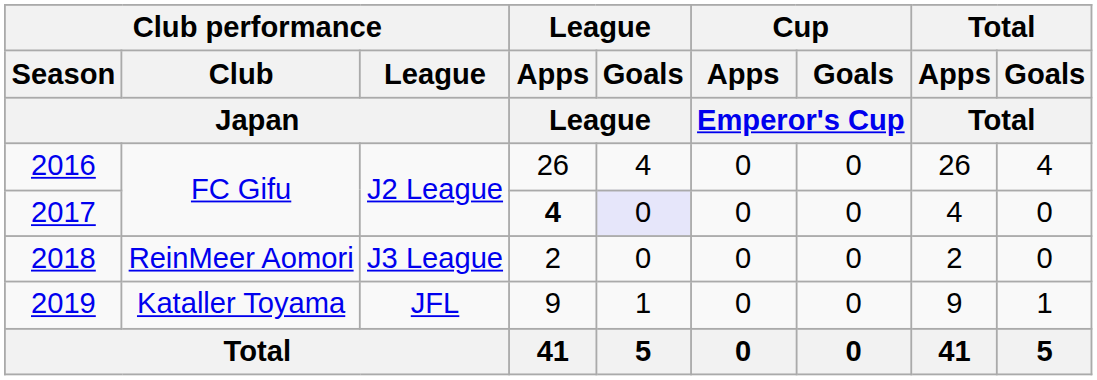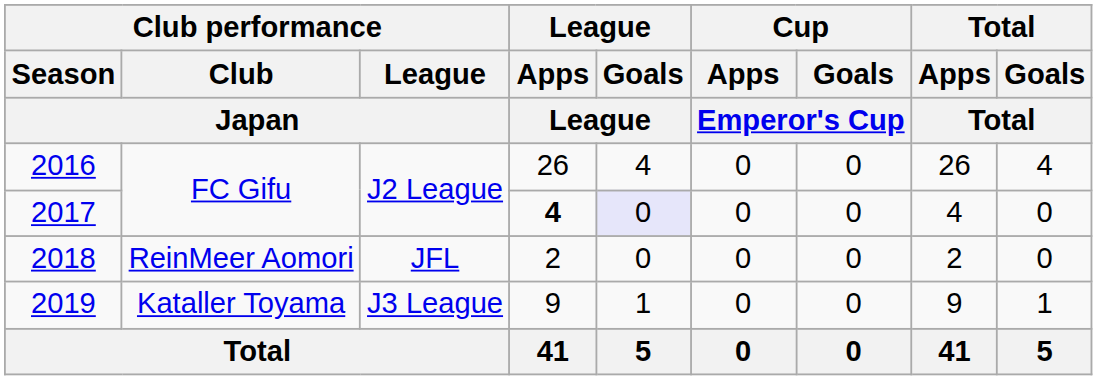(435, 258) J3 League -> (435, 258) JFL
(435, 304) JFL -> (435, 304) J3 League
